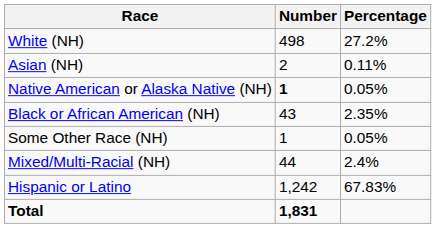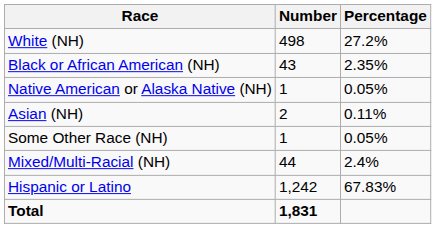rows swapped: (114, 114) <-> (46, 65)
(283, 89) bold -> (283, 89) normal
